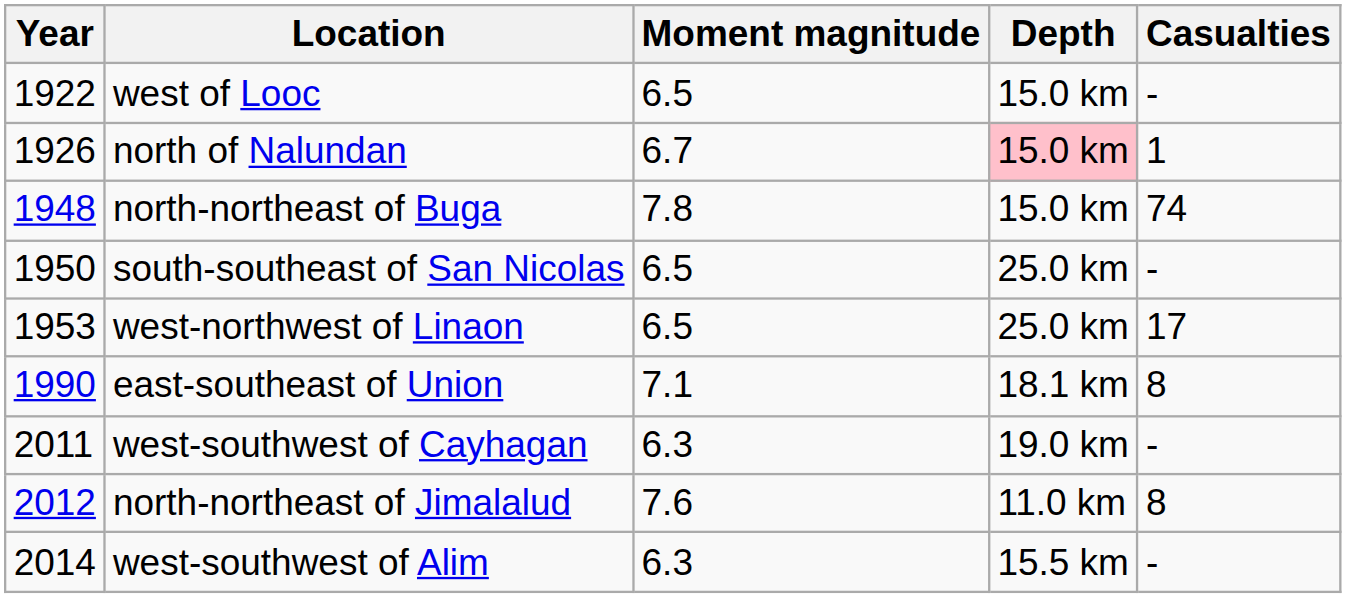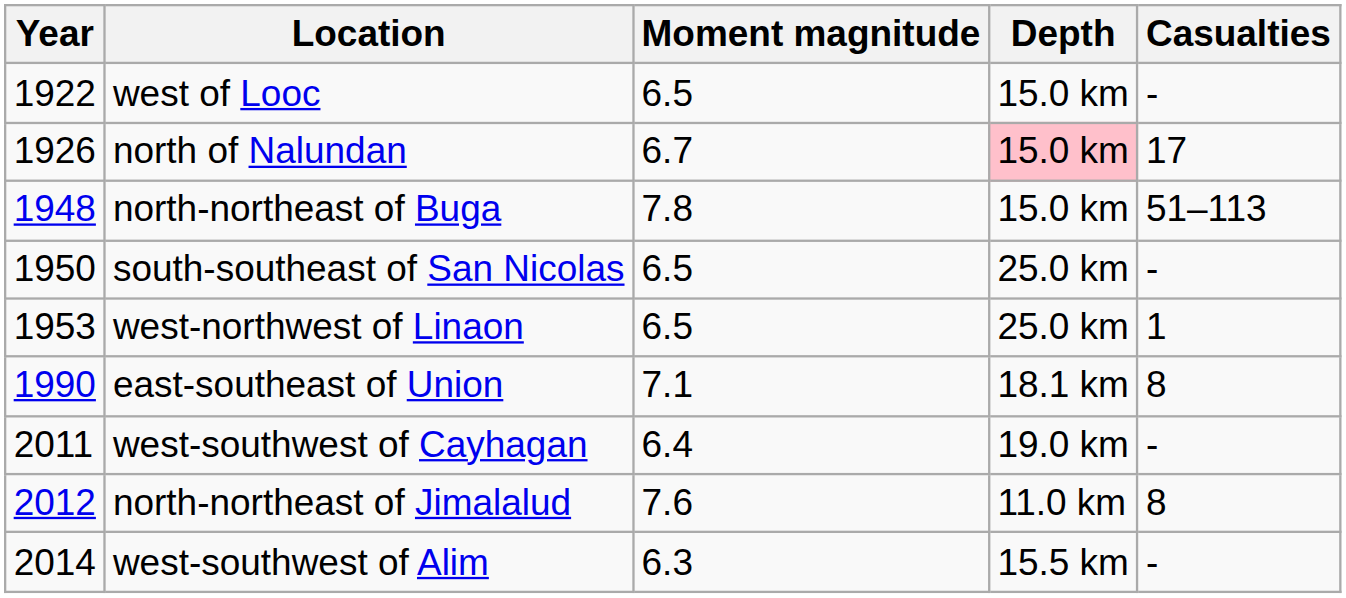(1156, 151) 1 -> (1166, 151) 17
(1166, 209) 74 -> (1206, 209) 51–113
(1166, 326) 17 -> (1156, 326) 1
(667, 444) 6.3 -> (667, 444) 6.4
